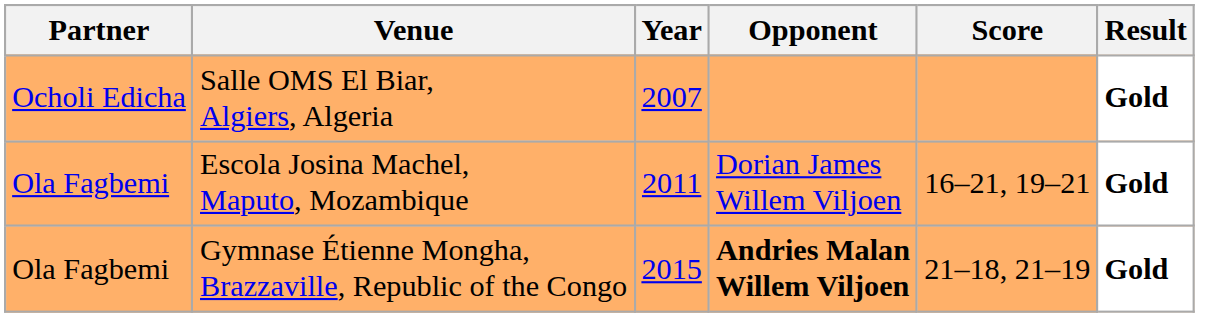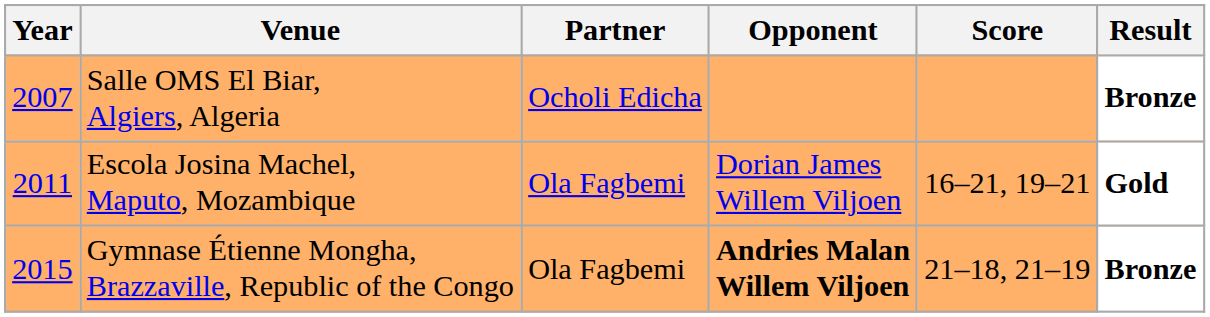columns swapped: (672, 29) <-> (99, 29)
(1136, 97) Gold -> (1150, 97) Bronze
(1136, 268) Gold -> (1150, 268) Bronze
